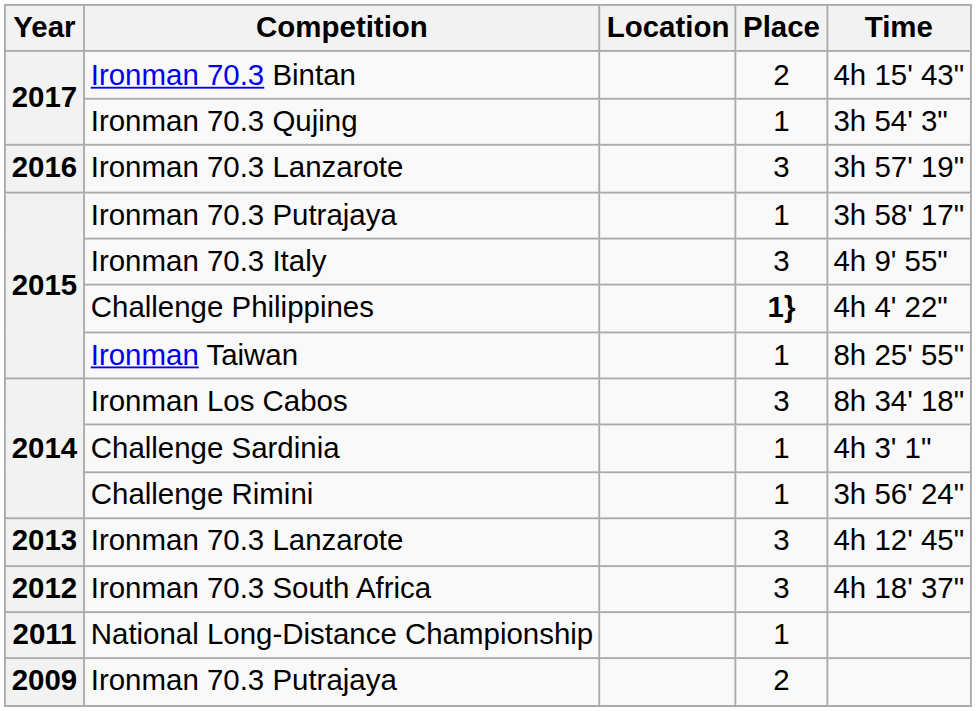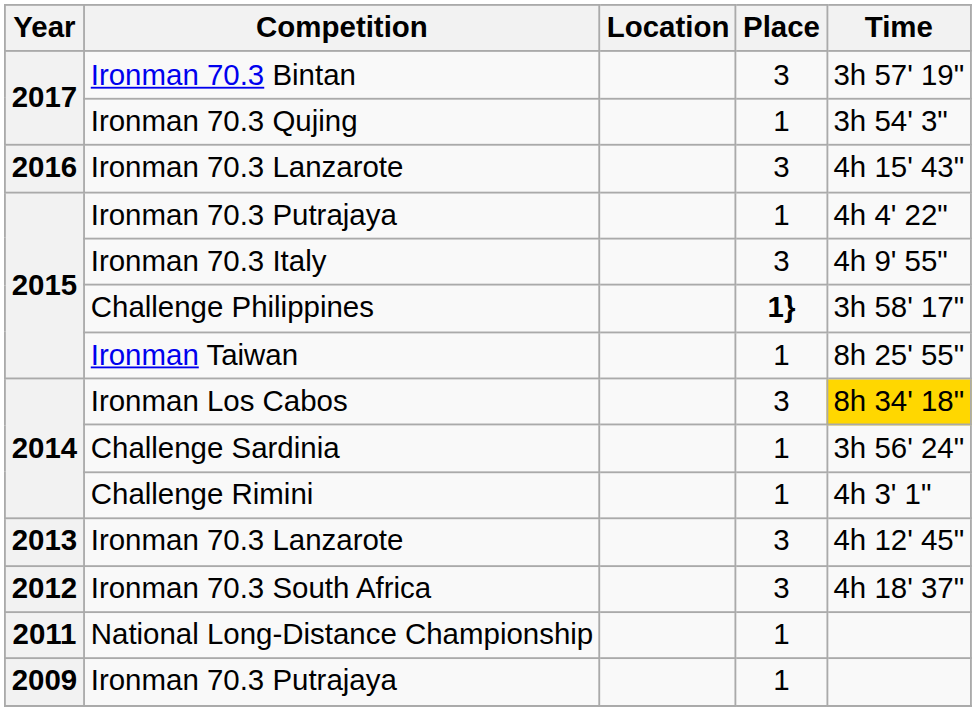(781, 74) 2 -> (781, 74) 3
(899, 74) 4h 15' 43" -> (899, 74) 3h 57' 19"
(899, 167) 3h 57' 19" -> (899, 167) 4h 15' 43"
(899, 214) 3h 58' 17" -> (891, 214) 4h 4' 22"
(891, 307) 4h 4' 22" -> (899, 307) 3h 58' 17"
(899, 401) no background -> (899, 401) gold background
(882, 448) 4h 3' 1" -> (899, 448) 3h 56' 24"
(899, 494) 3h 56' 24" -> (882, 494) 4h 3' 1"
(781, 681) 2 -> (781, 681) 1
